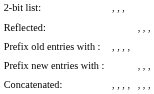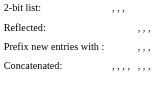- row: (52, 46)
